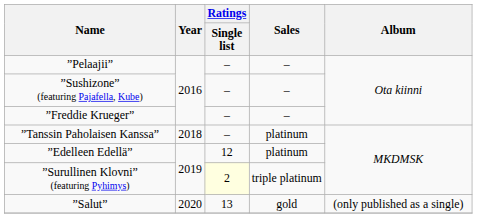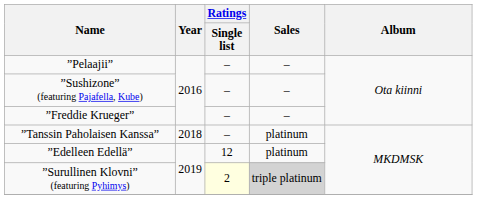(287, 178) no background -> (287, 178) lightgrey background
- row: (90, 204)
